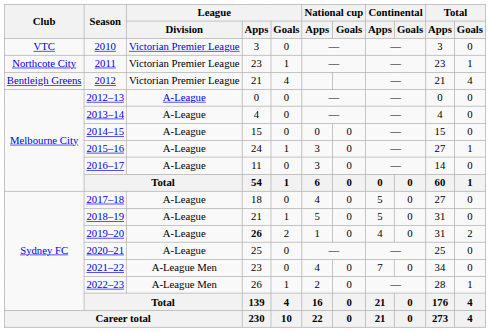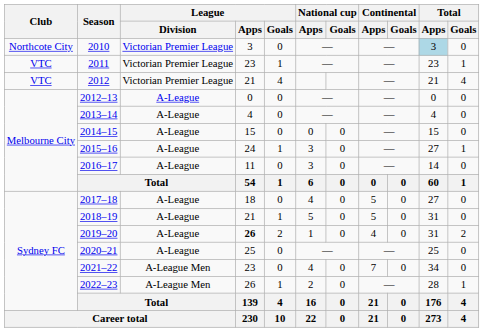(44, 47) VTC -> (41, 47) Northcote City
(440, 47) no background -> (433, 47) lightblue background
(44, 64) Northcote City -> (41, 64) VTC
(44, 81) Bentleigh Greens -> (41, 81) VTC
